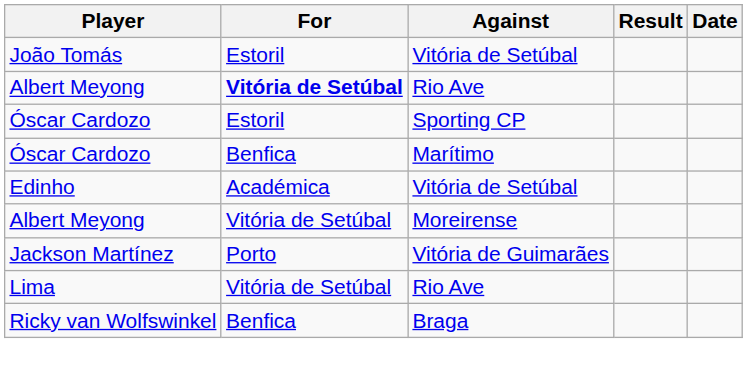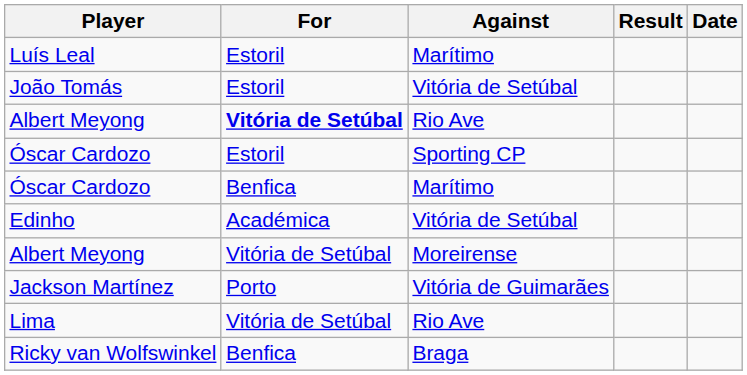+ row: (52, 54)
